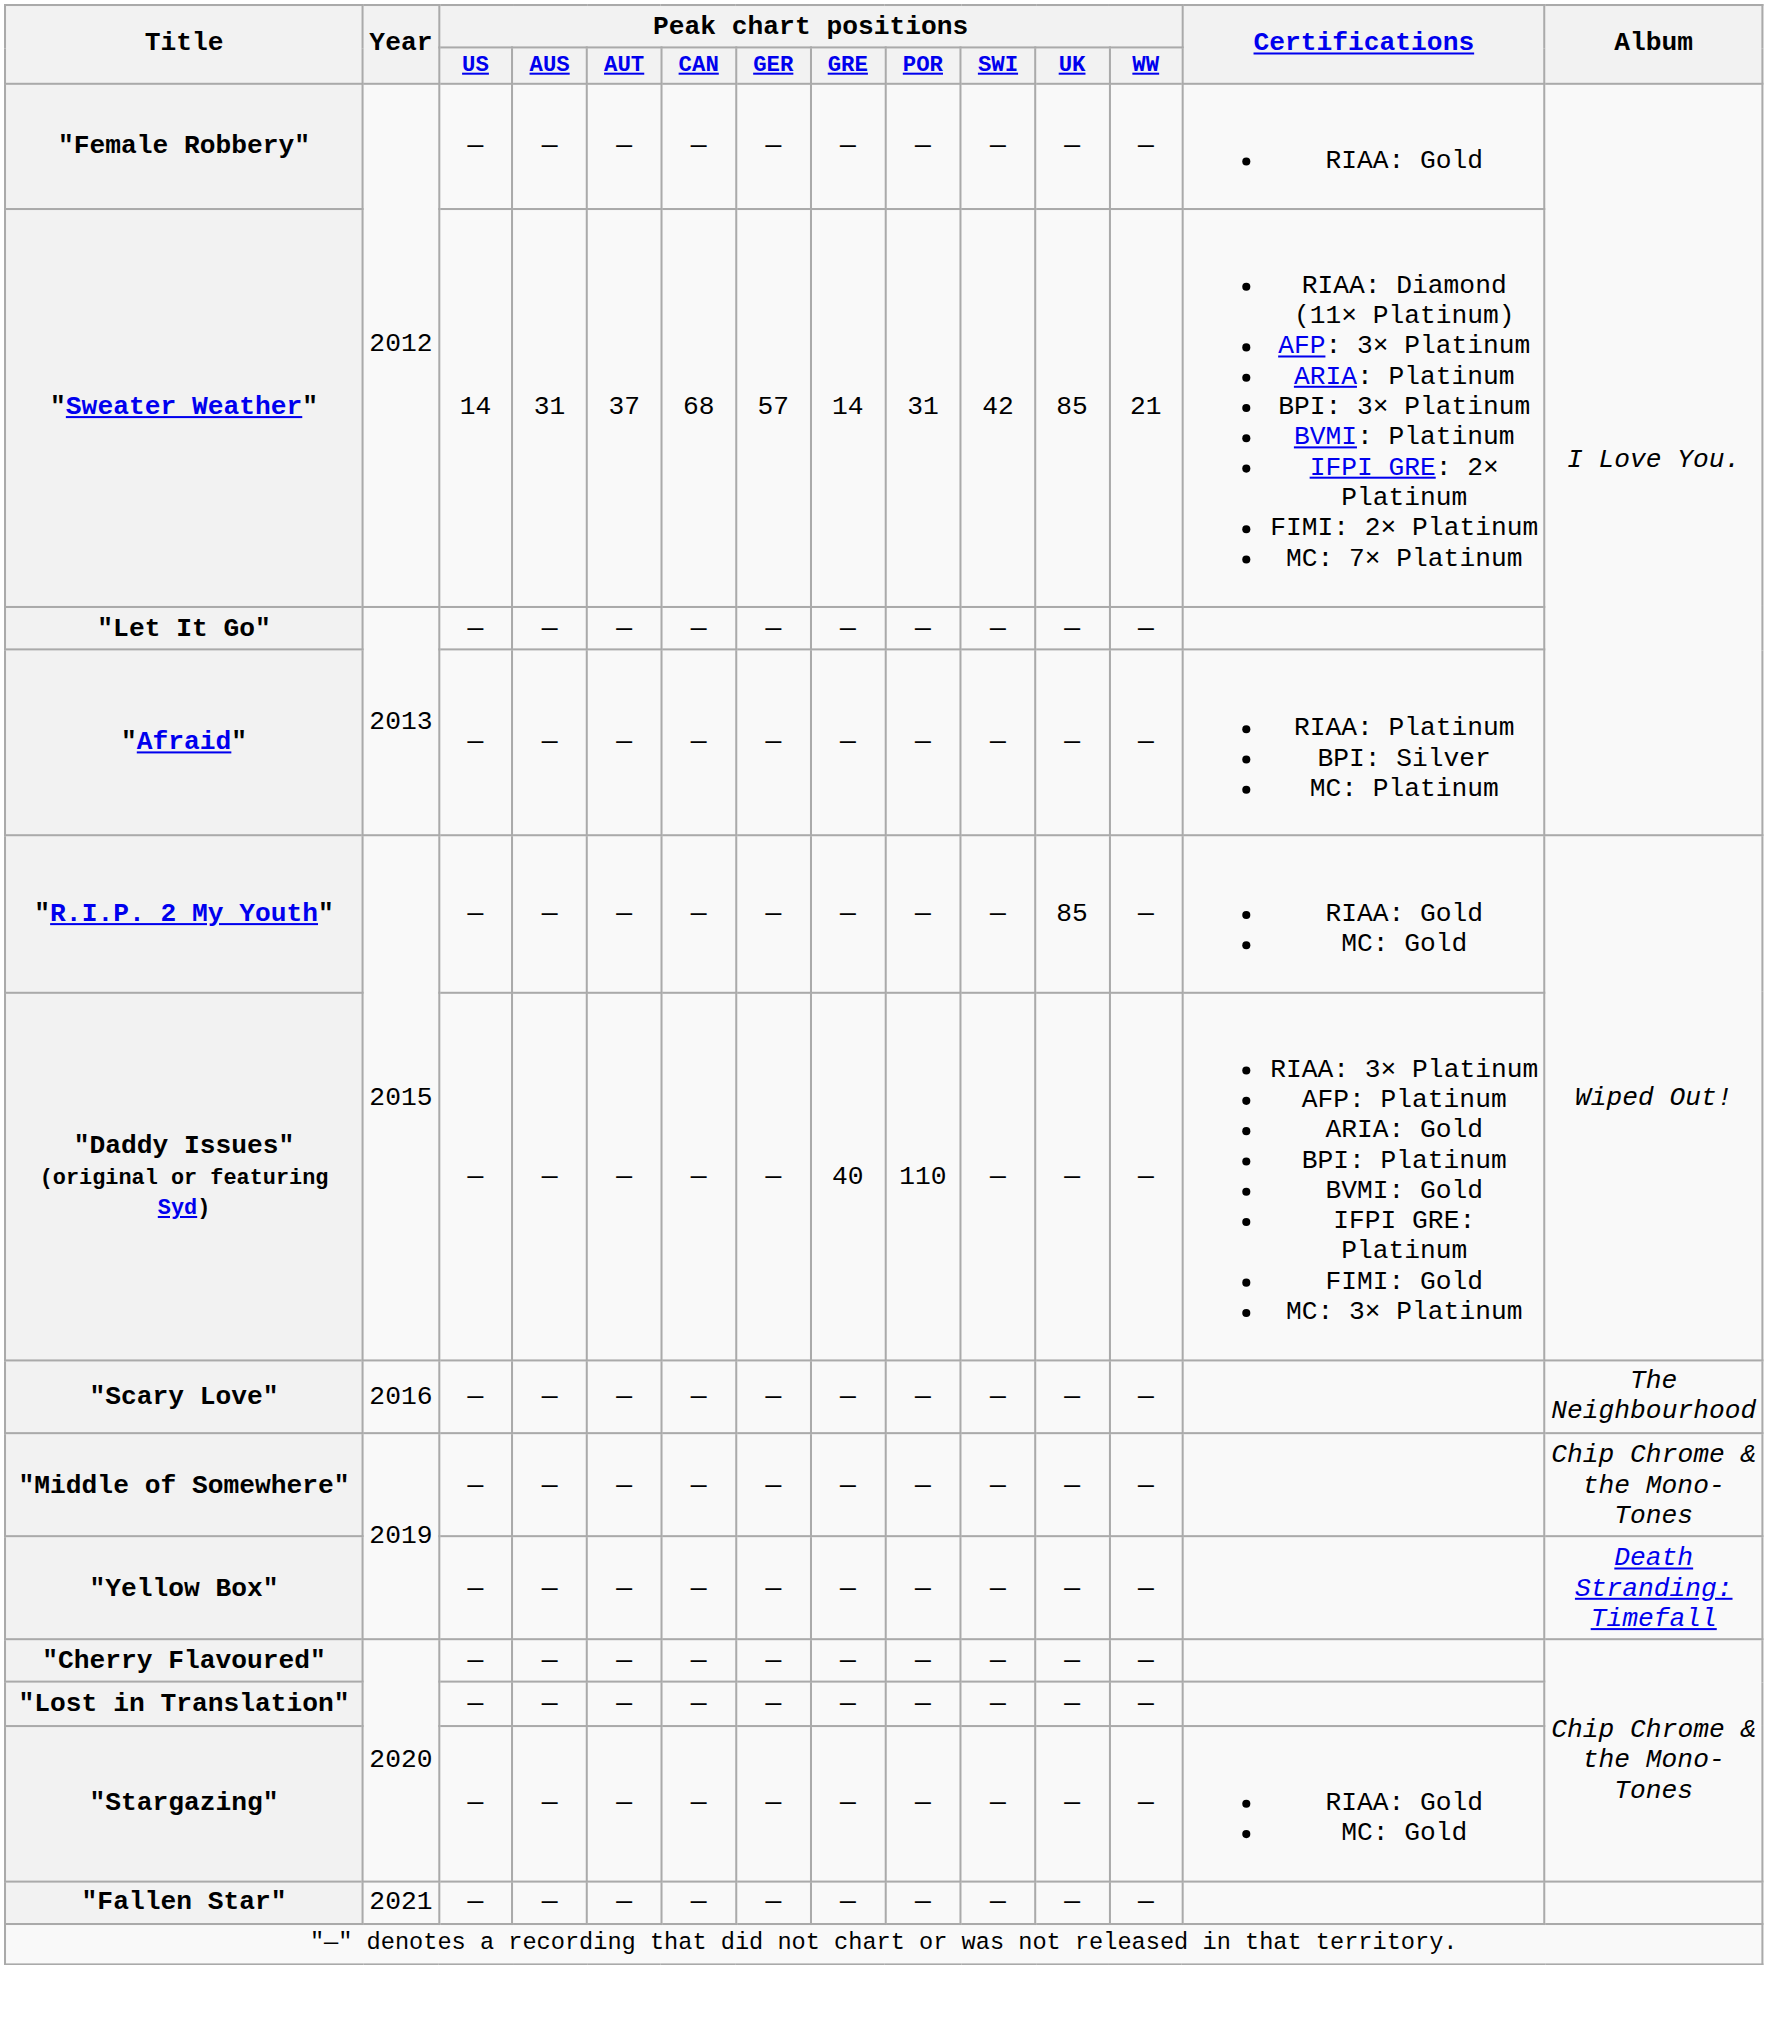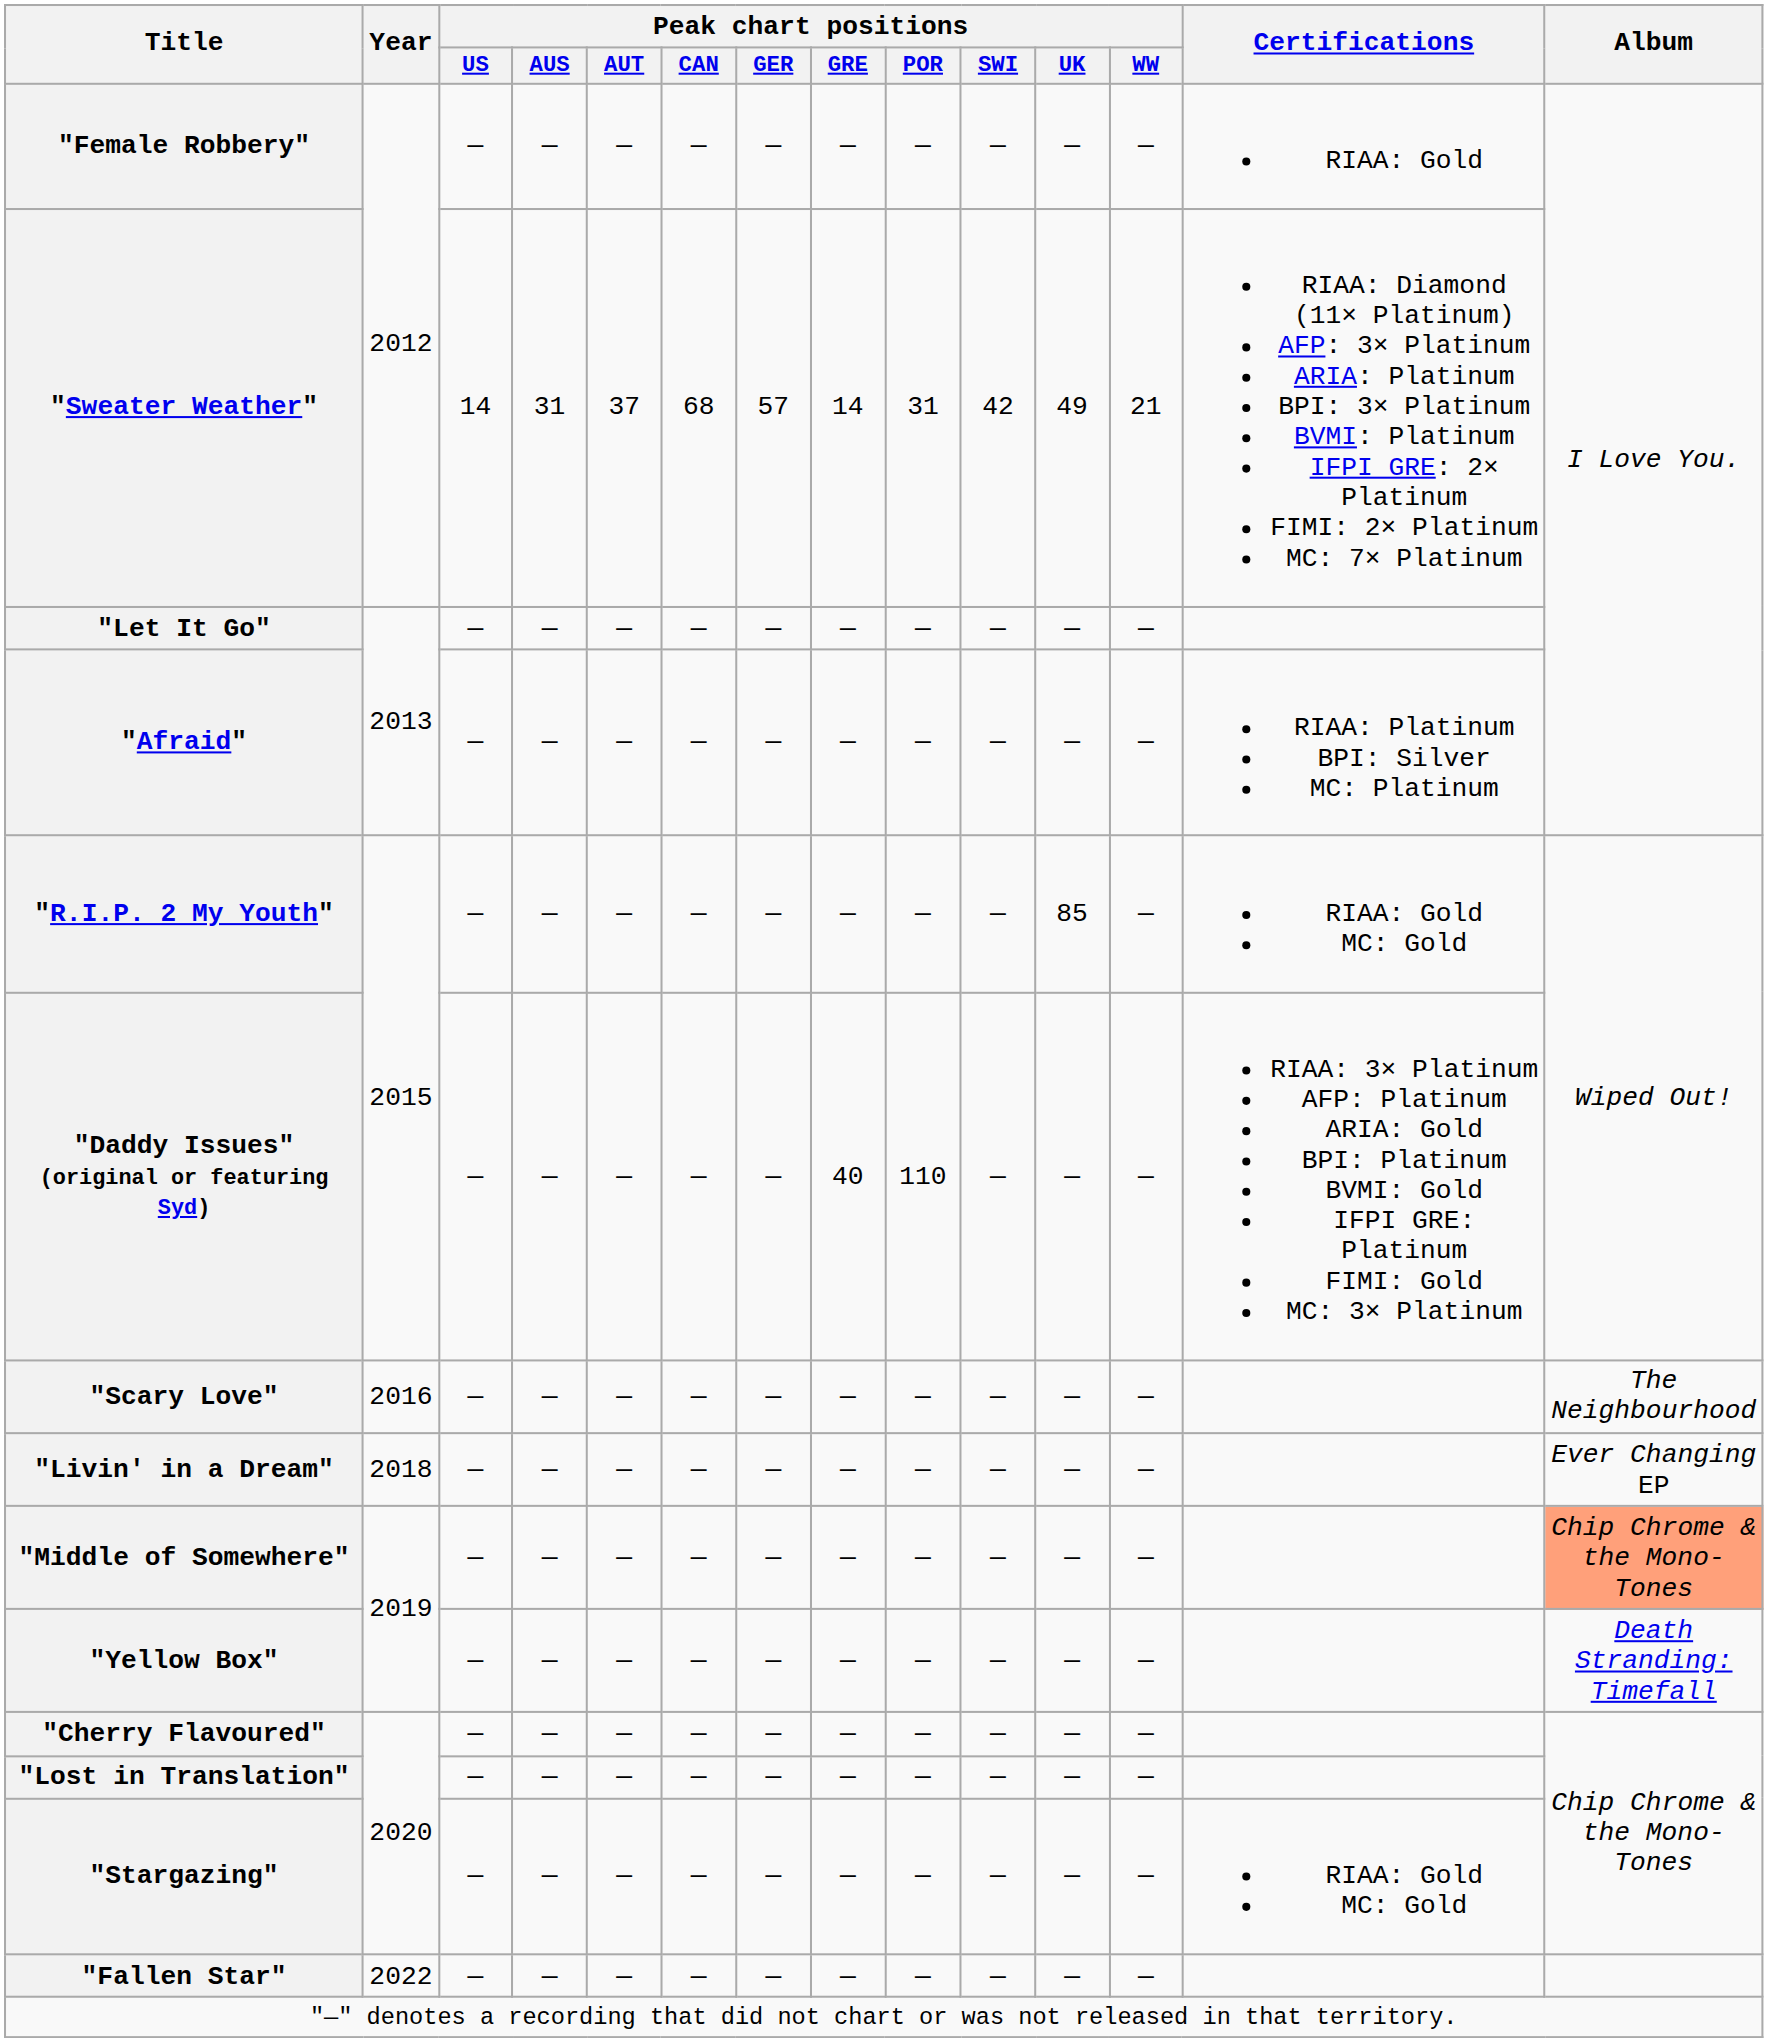(1072, 408) 85 -> (1072, 408) 49
+ row: (184, 1470)
(1654, 1485) no background -> (1654, 1558) lightsalmon background
(401, 1903) 2021 -> (401, 1976) 2022
